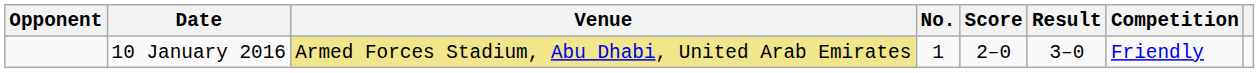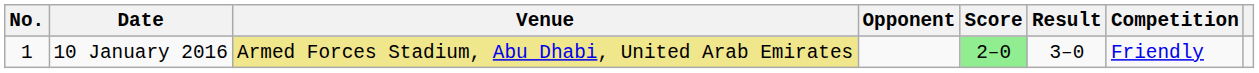columns swapped: (938, 21) <-> (56, 21)
(994, 52) no background -> (994, 52) lightgreen background
